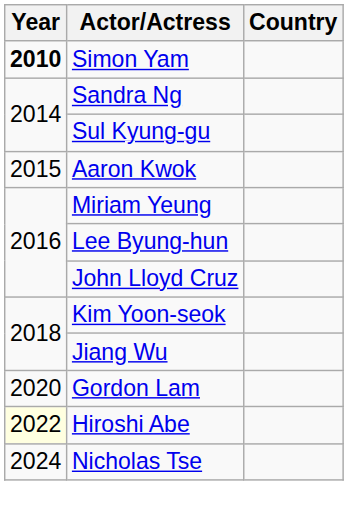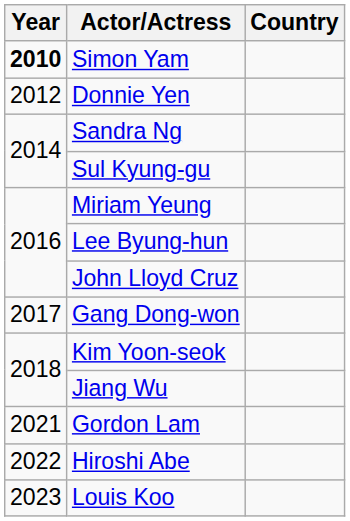+ row: (131, 95)
- row: (134, 168)
+ row: (156, 315)
(36, 388) 2020 -> (36, 424) 2021
(36, 424) lightyellow background -> (36, 461) no background
+ row: (123, 497)
- row: (137, 461)
